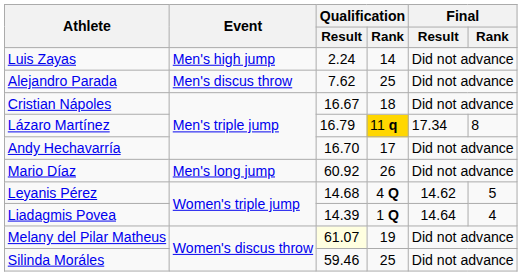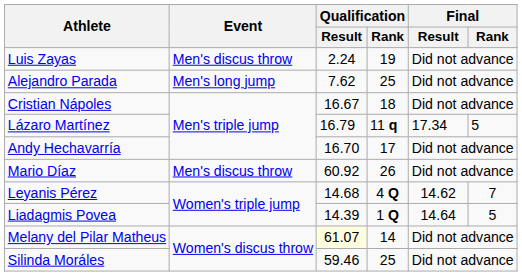(224, 59) Men's high jump -> (233, 59) Men's discus throw
(388, 59) 14 -> (388, 59) 19
(233, 82) Men's discus throw -> (224, 82) Men's long jump
(384, 126) gold background -> (384, 126) no background
(475, 126) 8 -> (475, 126) 5
(224, 171) Men's long jump -> (233, 171) Men's discus throw
(492, 193) 5 -> (492, 193) 7
(492, 215) 4 -> (492, 215) 5
(388, 238) 19 -> (388, 238) 14
